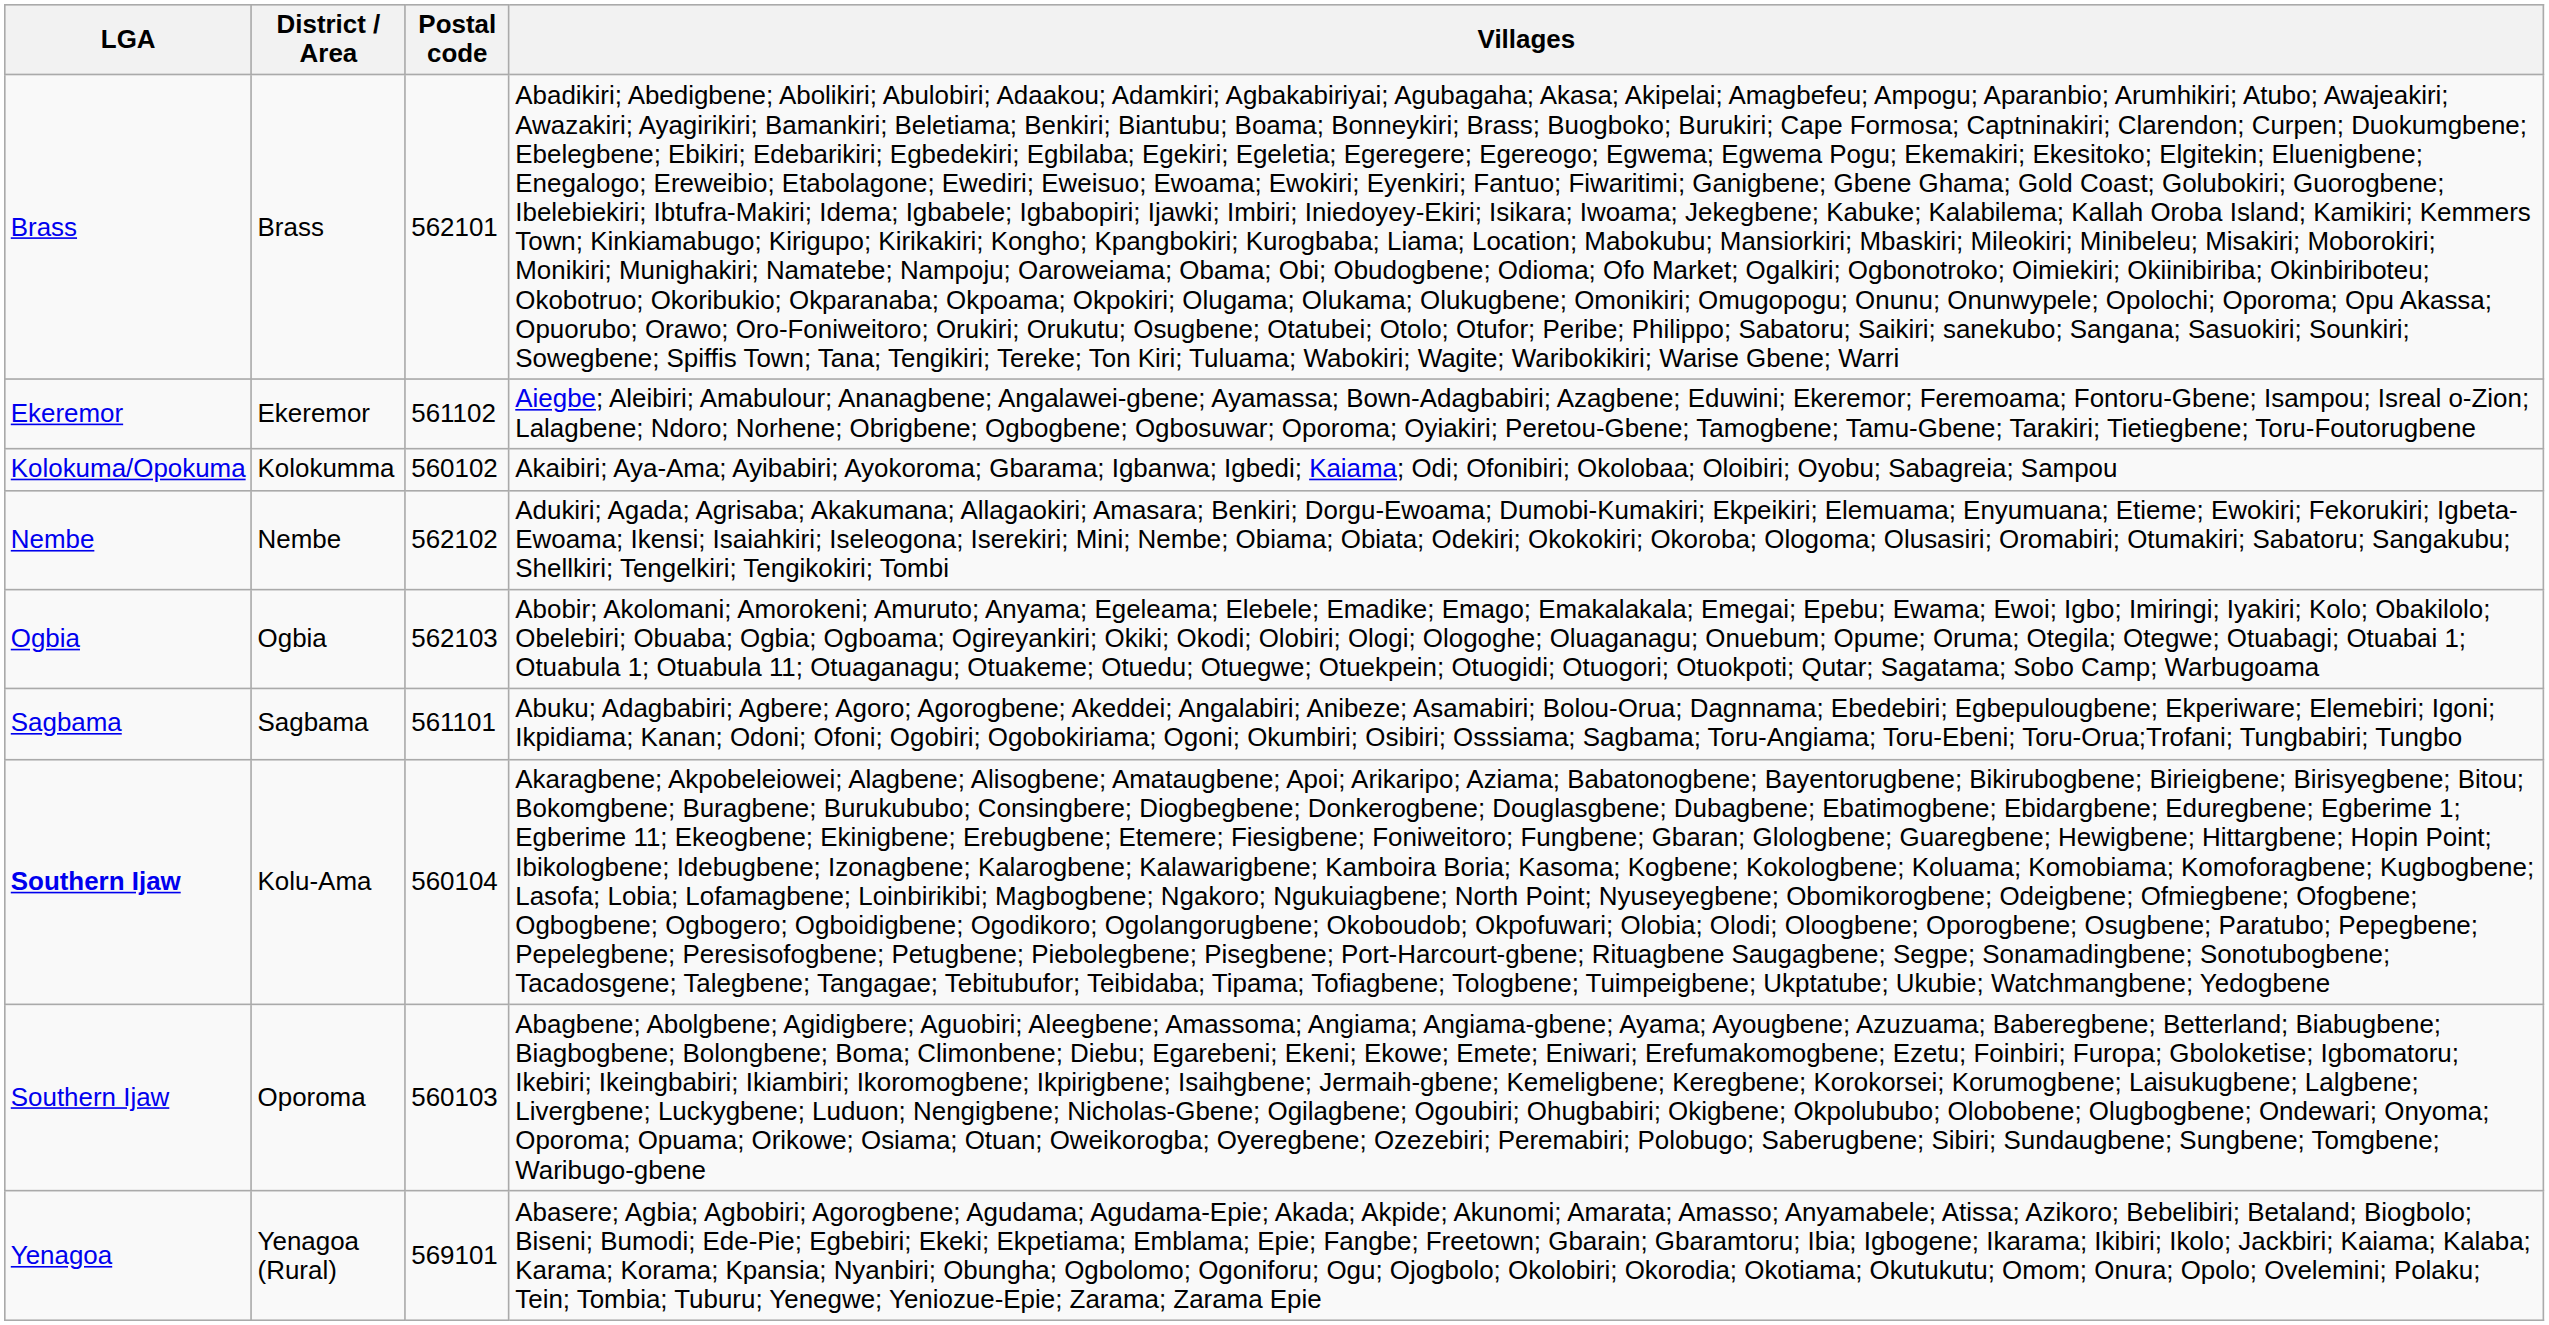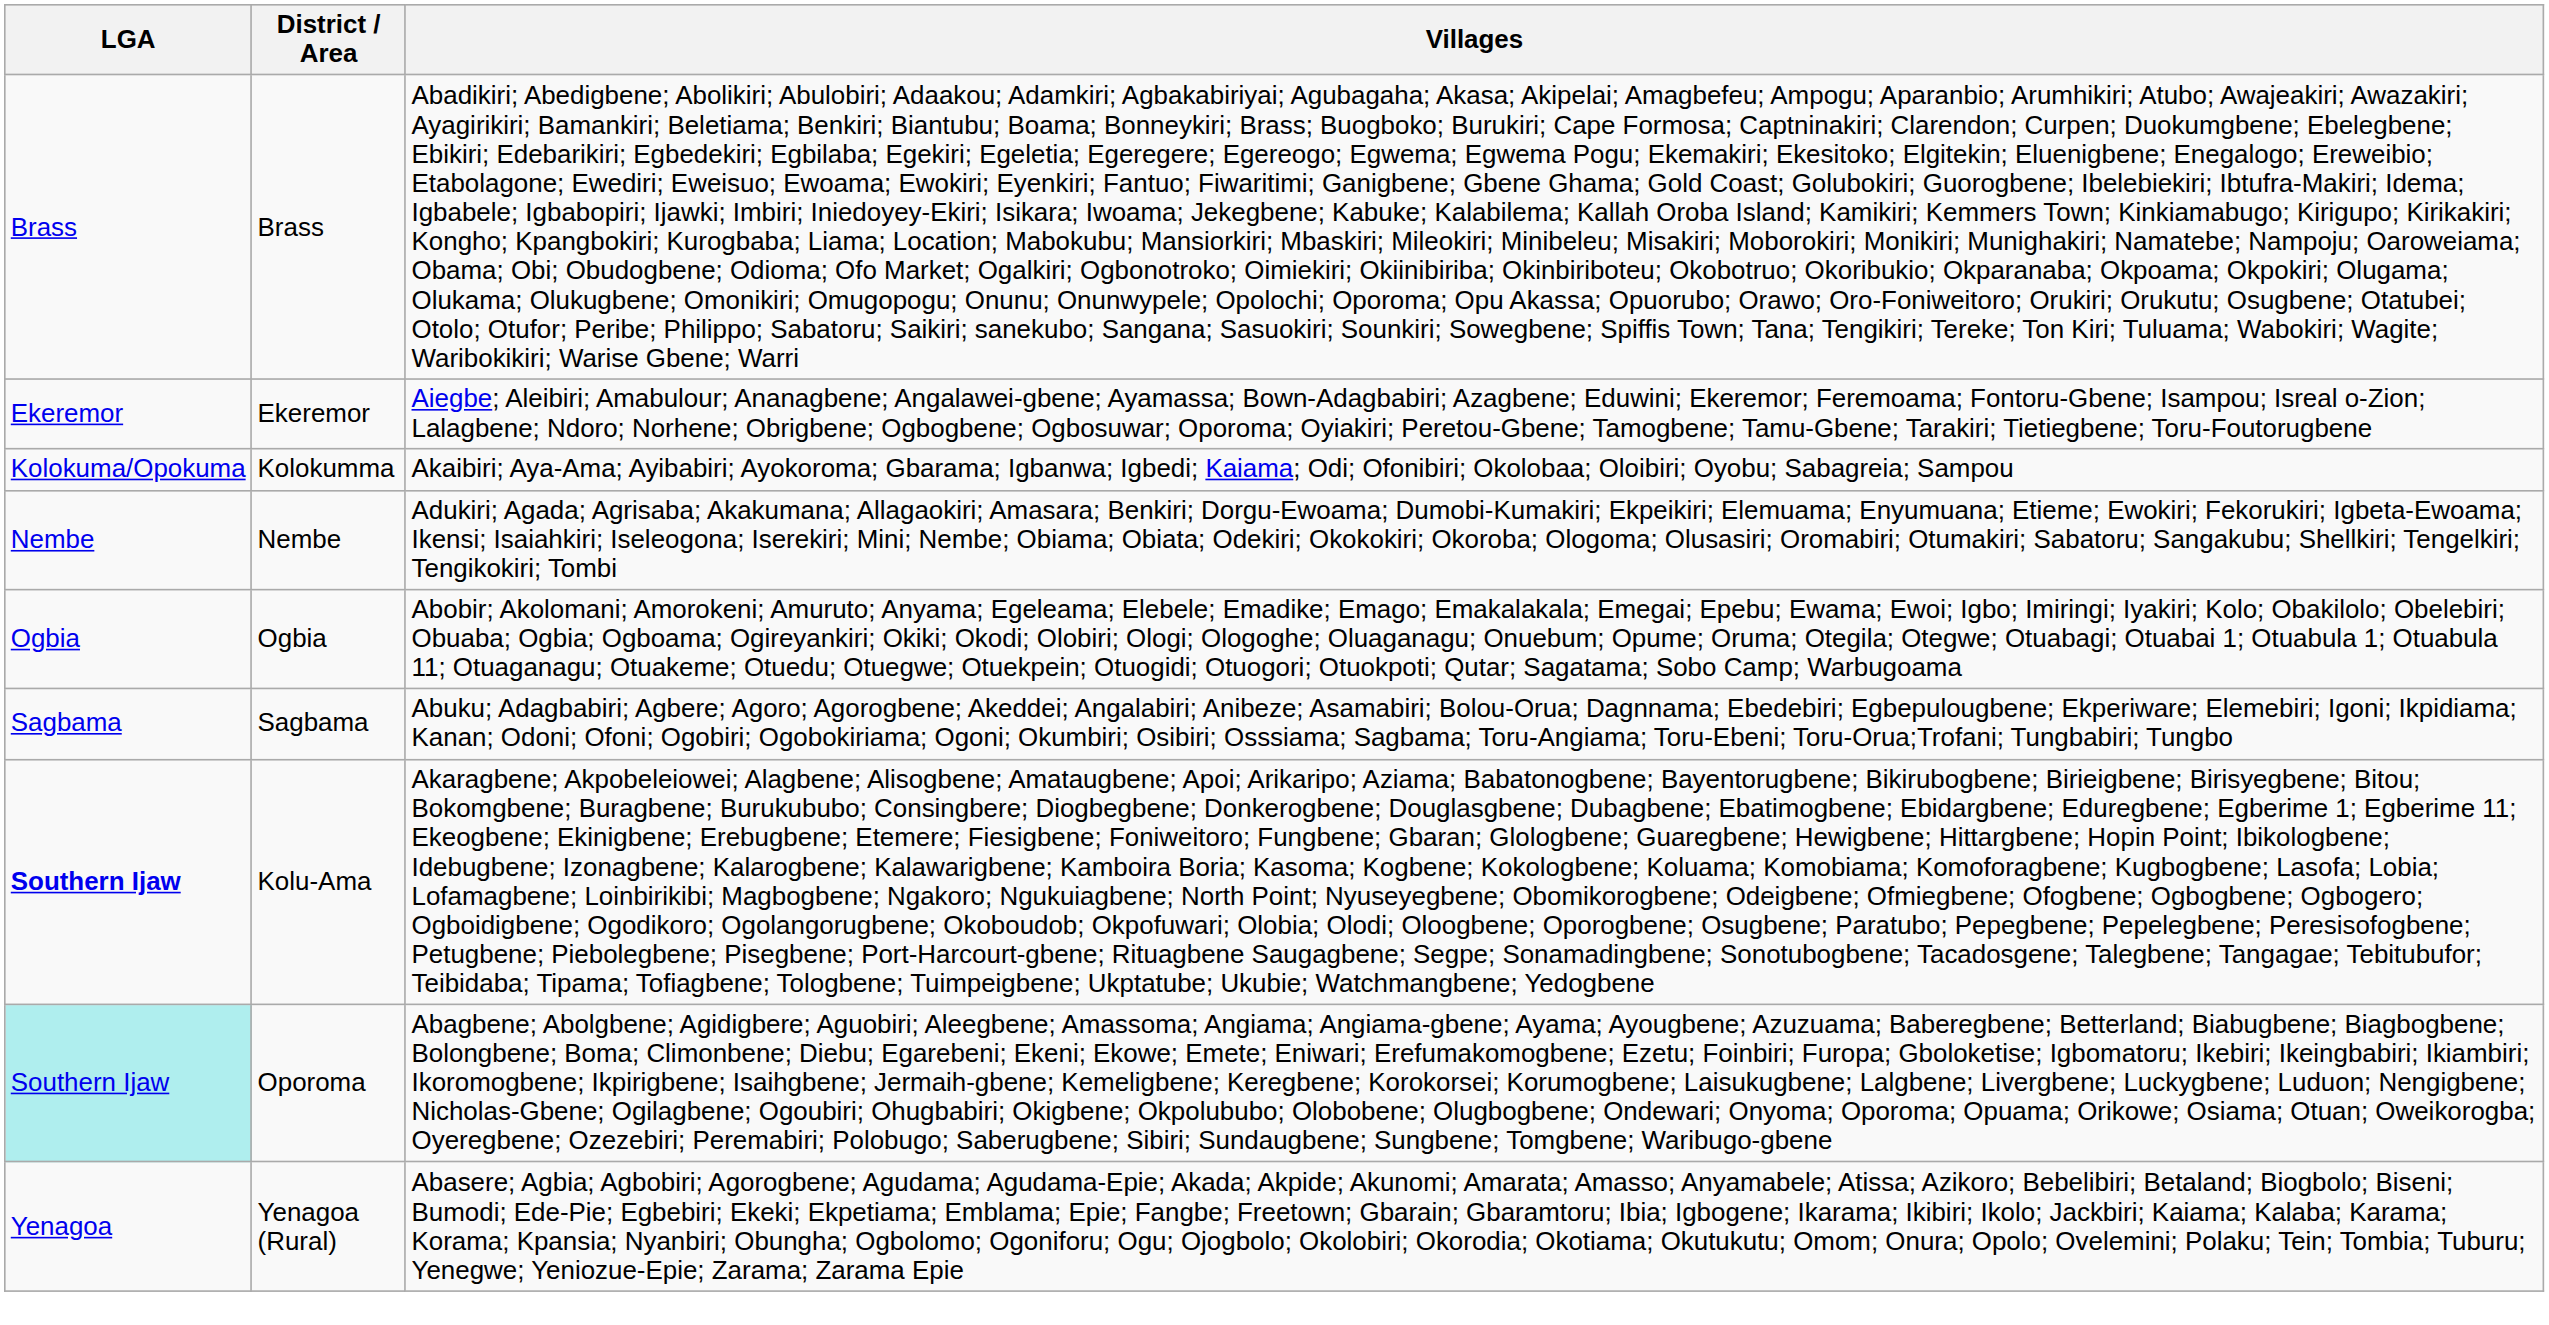- column: (457, 39)
(90, 1097) no background -> (90, 1082) paleturquoise background
